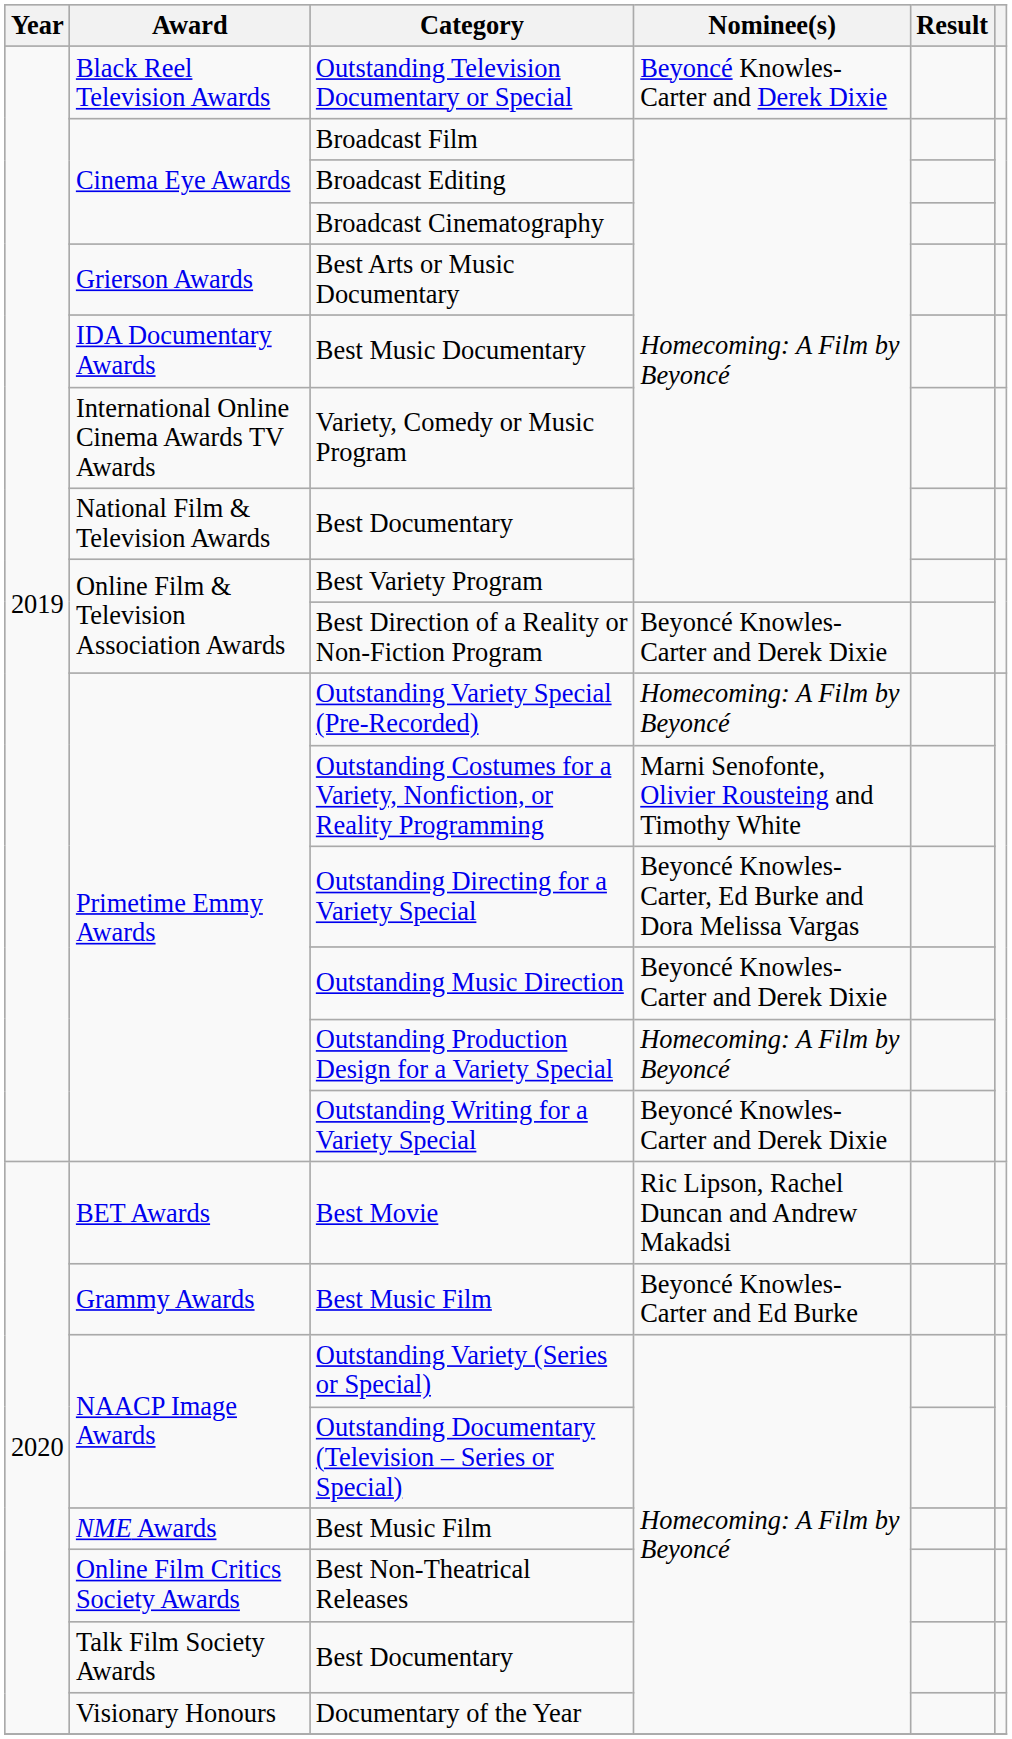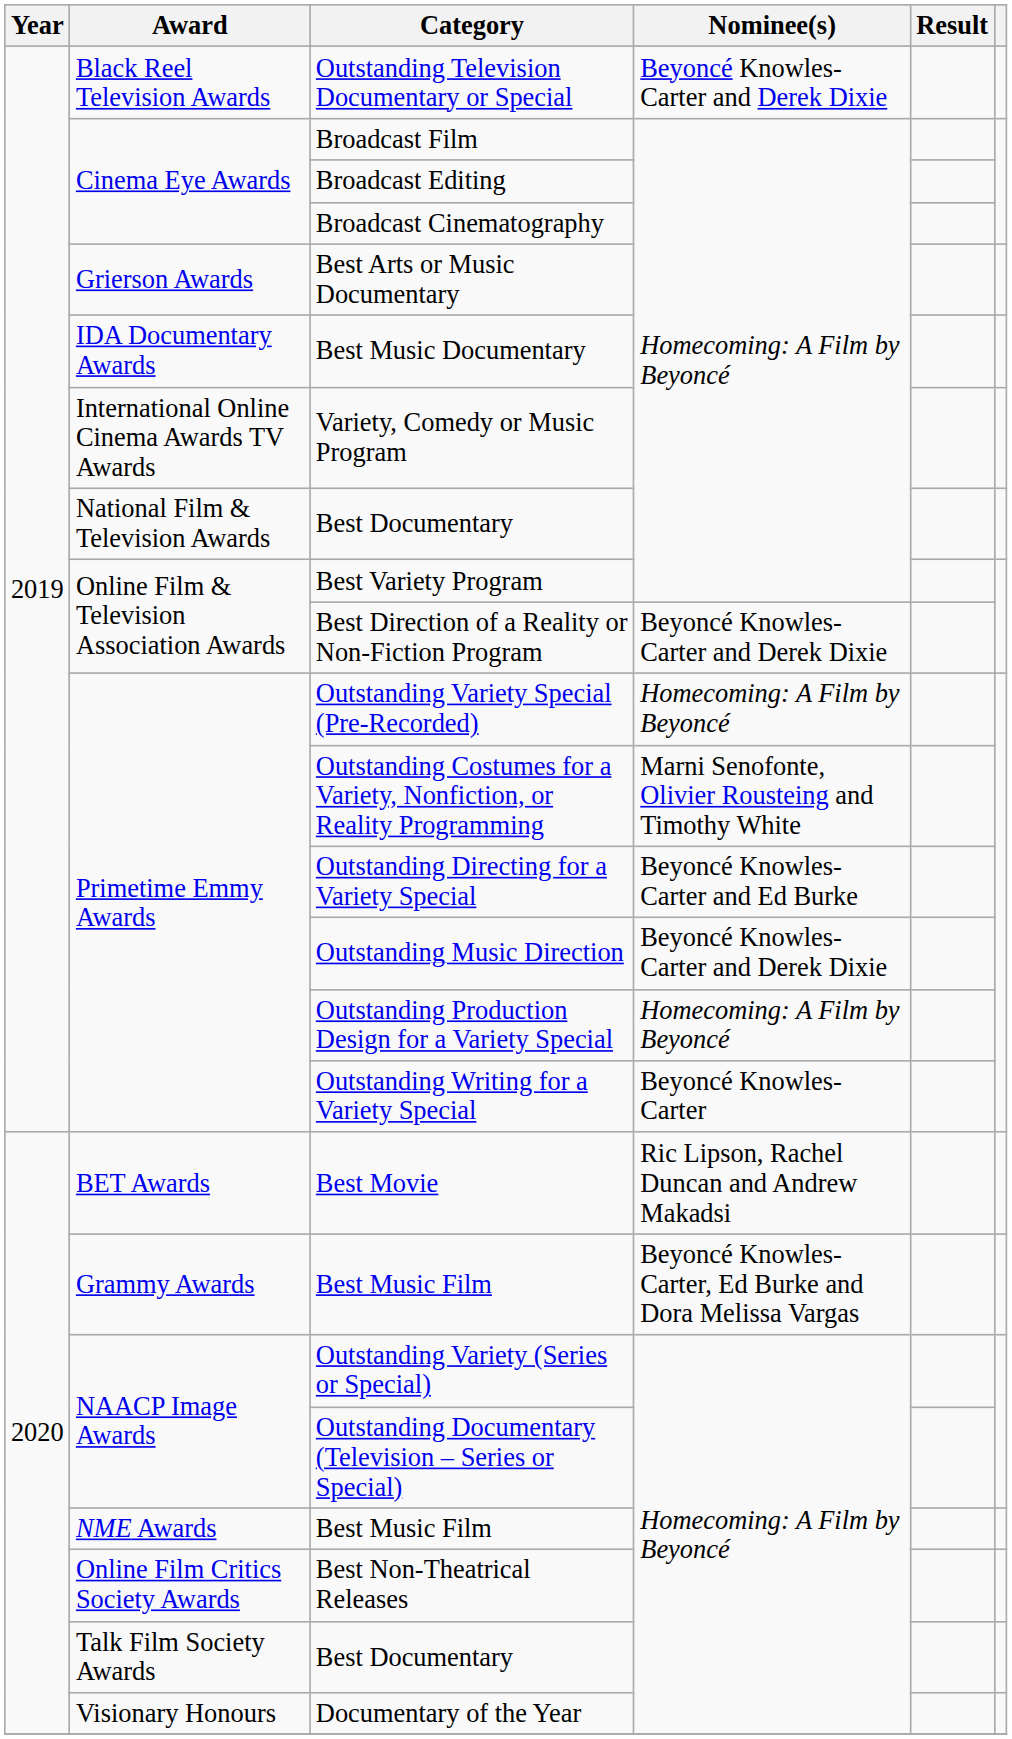(752, 896) Beyoncé Knowles-Carter, Ed Burke and Dora Melissa Vargas -> (749, 881) Beyoncé Knowles-Carter and Ed Burke
(764, 1125) Beyoncé Knowles-Carter and Derek Dixie -> (741, 1096) Beyoncé Knowles-Carter
(749, 1298) Beyoncé Knowles-Carter and Ed Burke -> (752, 1283) Beyoncé Knowles-Carter, Ed Burke and Dora Melissa Vargas
